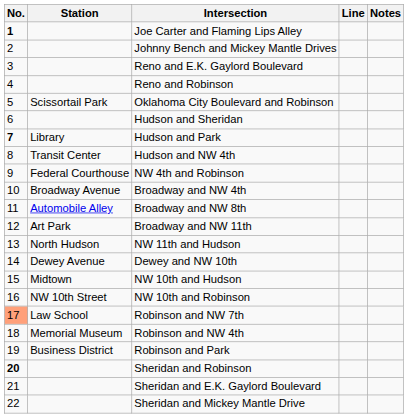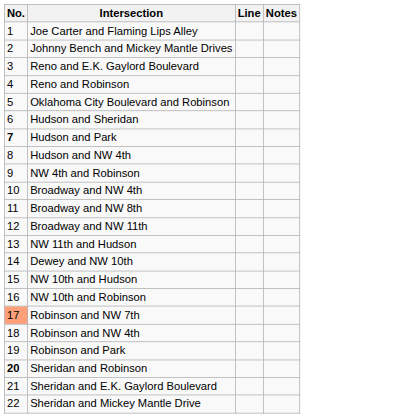- column: (80, 13)
(10, 31) bold -> (10, 31) normal
